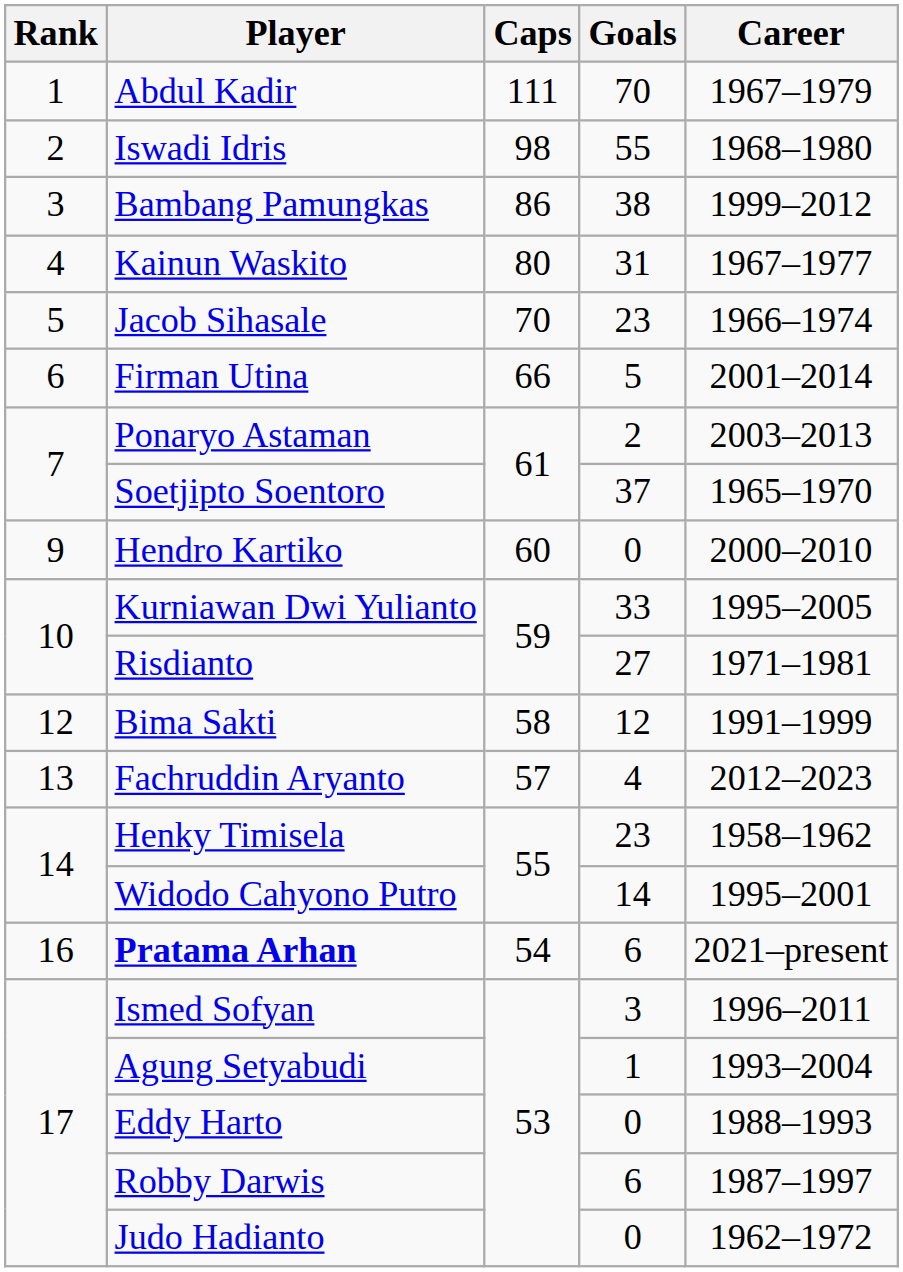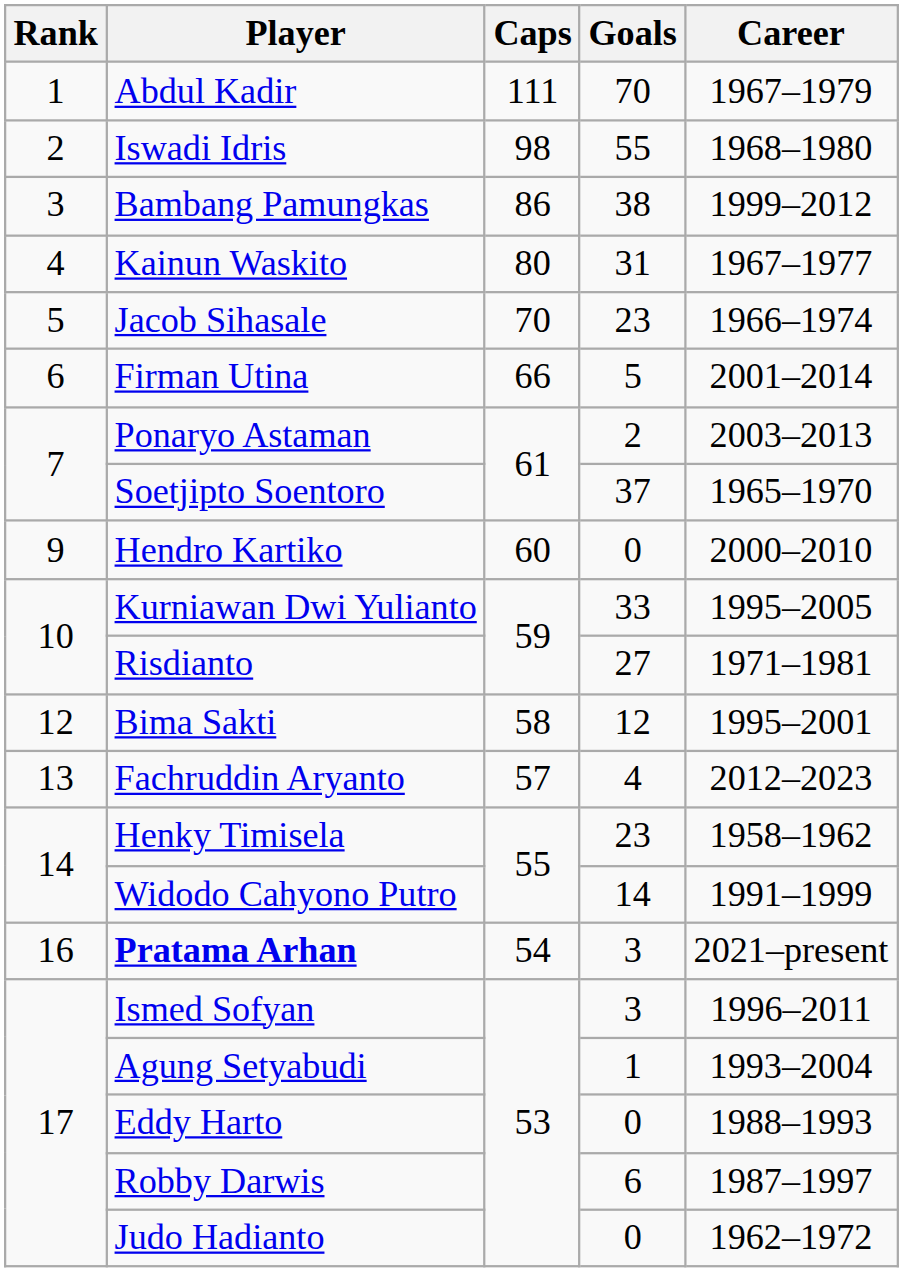(791, 721) 1991–1999 -> (791, 721) 1995–2001
(791, 893) 1995–2001 -> (791, 893) 1991–1999
(633, 950) 6 -> (633, 950) 3
